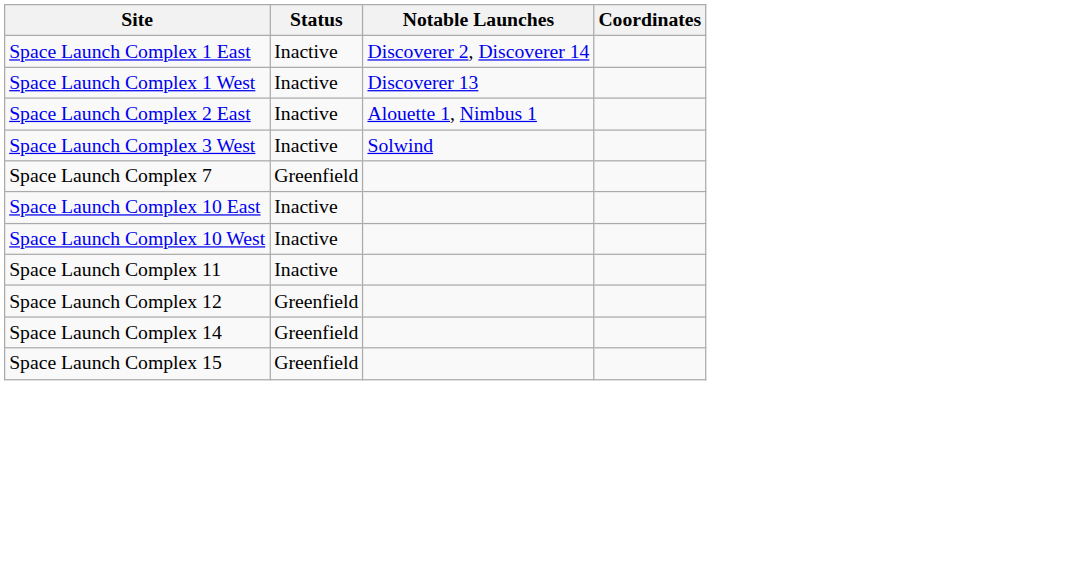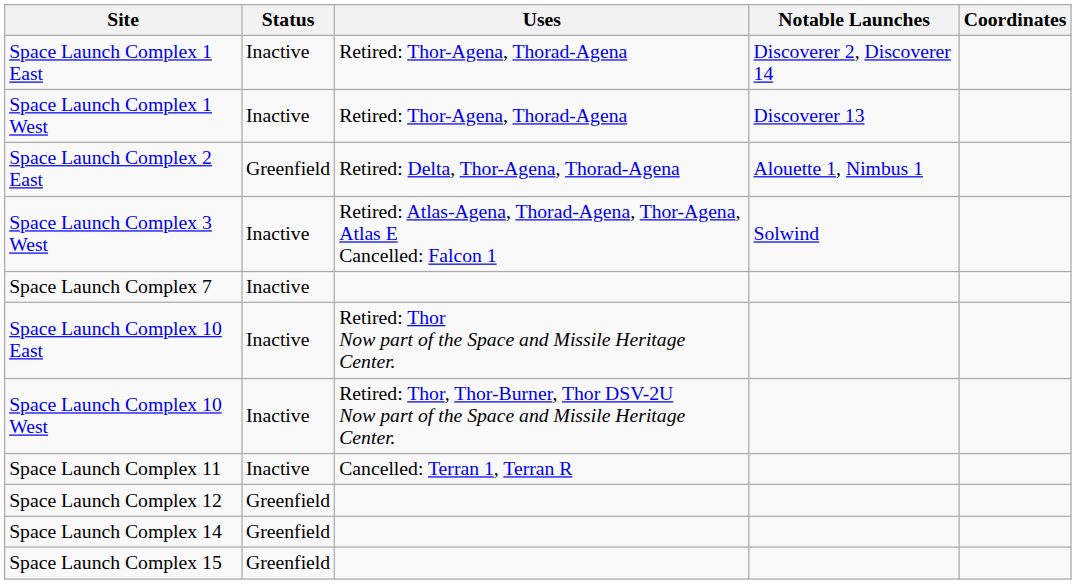+ column: (542, 20)
(306, 113) Inactive -> (288, 169) Greenfield
(316, 176) Greenfield -> (278, 286) Inactive
